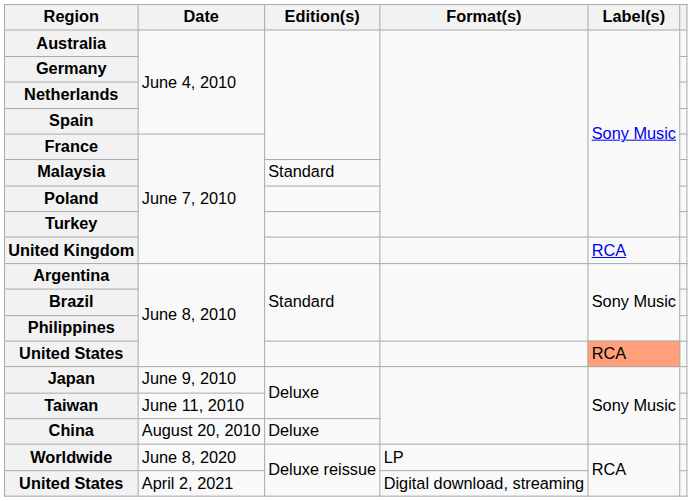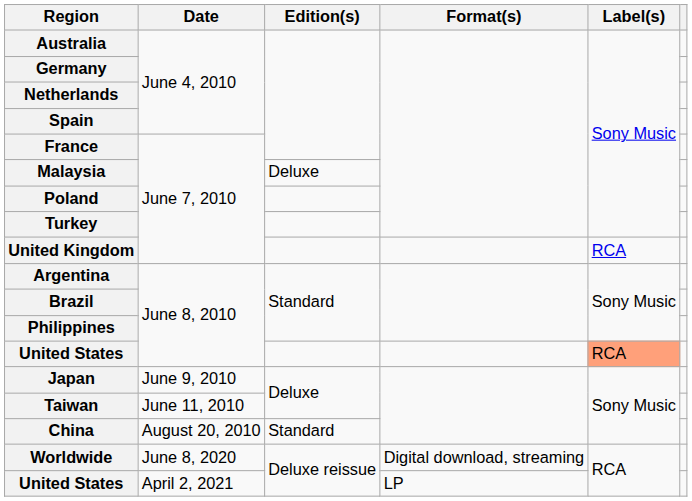(301, 172) Standard -> (294, 172) Deluxe
(294, 431) Deluxe -> (301, 431) Standard
(394, 457) LP -> (484, 457) Digital download, streaming
(484, 483) Digital download, streaming -> (394, 483) LP
